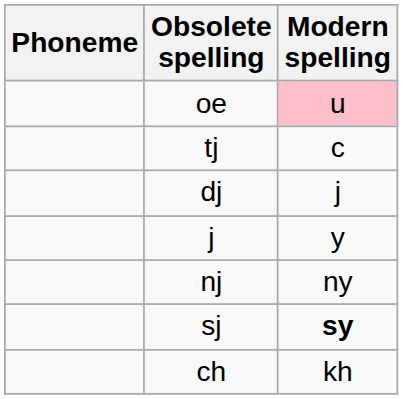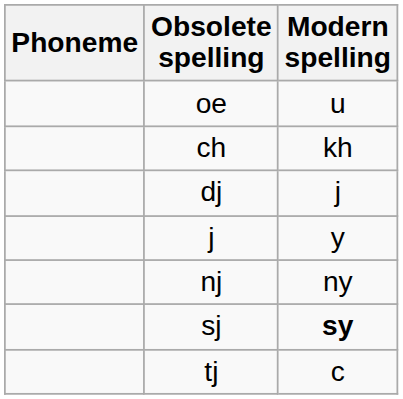(338, 103) pink background -> (338, 103) no background
rows swapped: (211, 147) <-> (211, 371)
